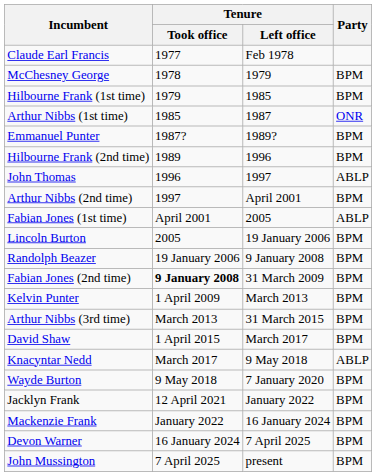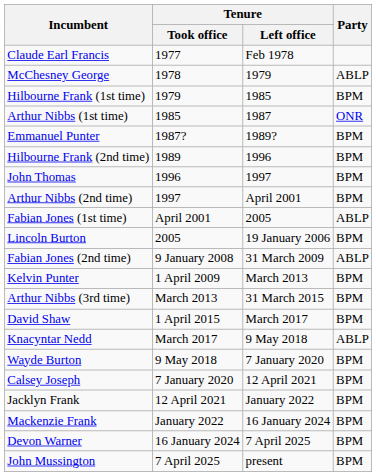(350, 75) BPM -> (352, 75) ABLP
(352, 177) ABLP -> (350, 177) BPM
- row: (52, 258)
(197, 278) bold -> (194, 258) normal
(350, 278) BPM -> (352, 258) ABLP
+ row: (44, 380)
